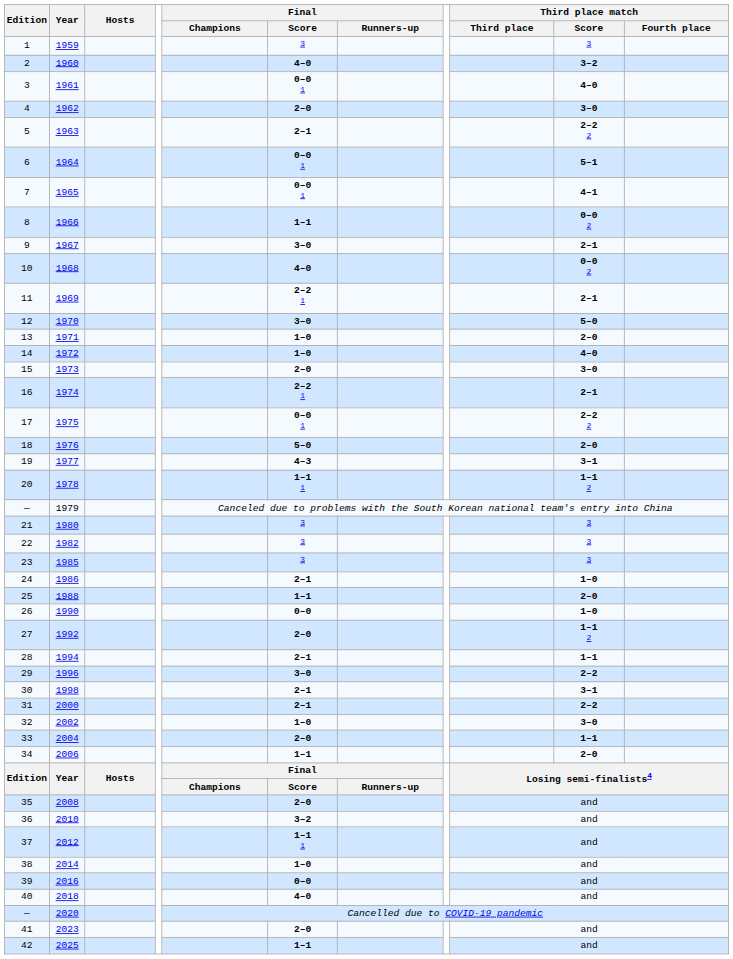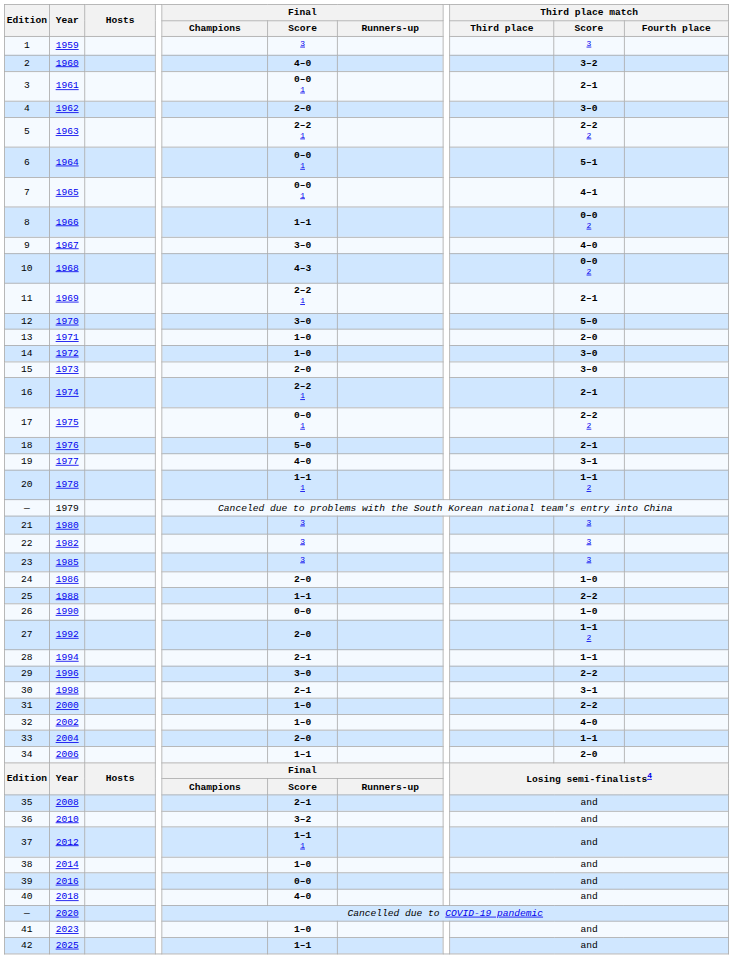(589, 86) 4–0 -> (589, 86) 2–1
(303, 132) 2–1 -> (303, 130) 2–2 1
(589, 245) 2–1 -> (589, 245) 4–0
(303, 268) 4–0 -> (303, 268) 4–3
(589, 353) 4–0 -> (589, 353) 3–0
(589, 445) 2–0 -> (589, 445) 2–1
(303, 462) 4–3 -> (303, 462) 4–0
(303, 579) 2–1 -> (303, 579) 2–0
(589, 595) 2–0 -> (589, 595) 2–2
(303, 706) 2–1 -> (303, 706) 1–0
(589, 722) 3–0 -> (589, 722) 4–0
(303, 803) 2–0 -> (303, 803) 2–1
(303, 929) 2–0 -> (303, 929) 1–0
